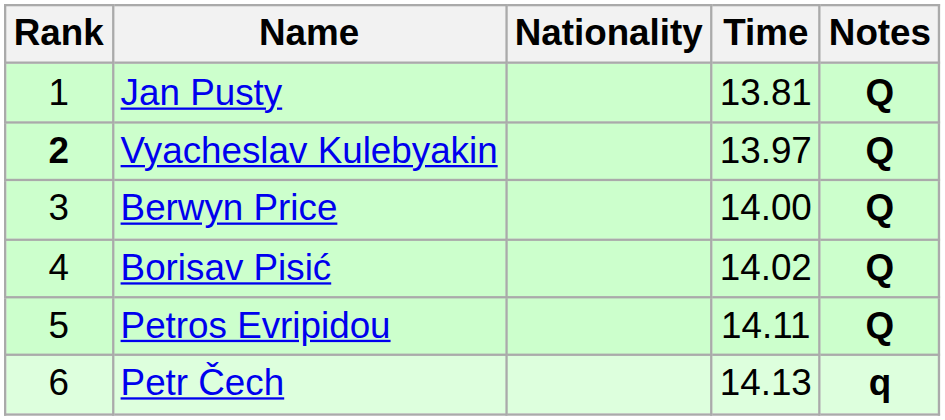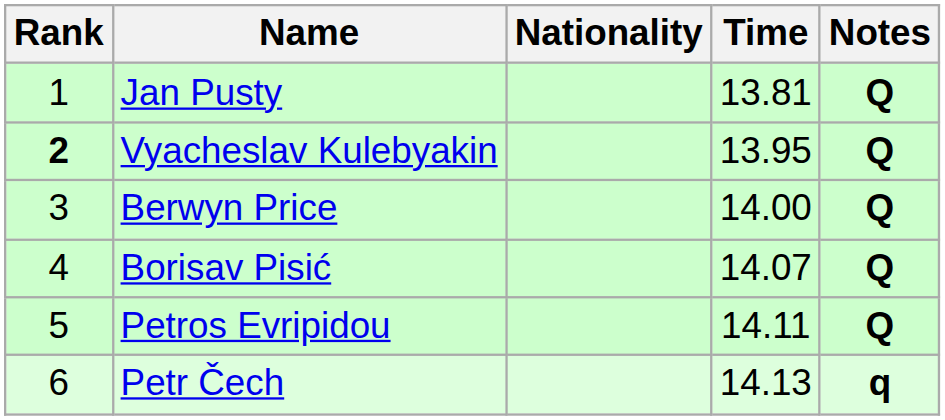(766, 150) 13.97 -> (766, 150) 13.95
(766, 267) 14.02 -> (766, 267) 14.07
